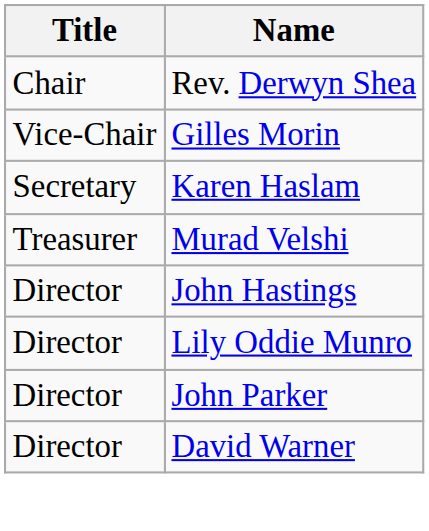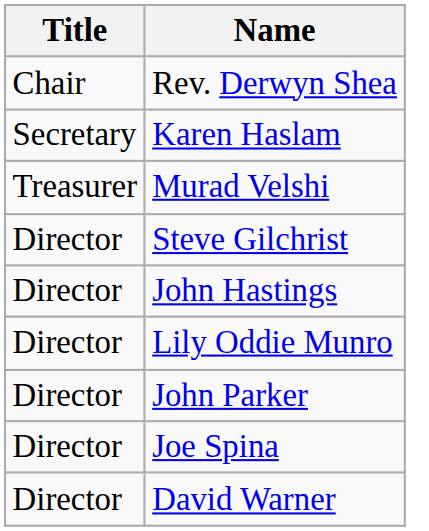- row: (256, 134)
+ row: (250, 238)
+ row: (216, 446)
